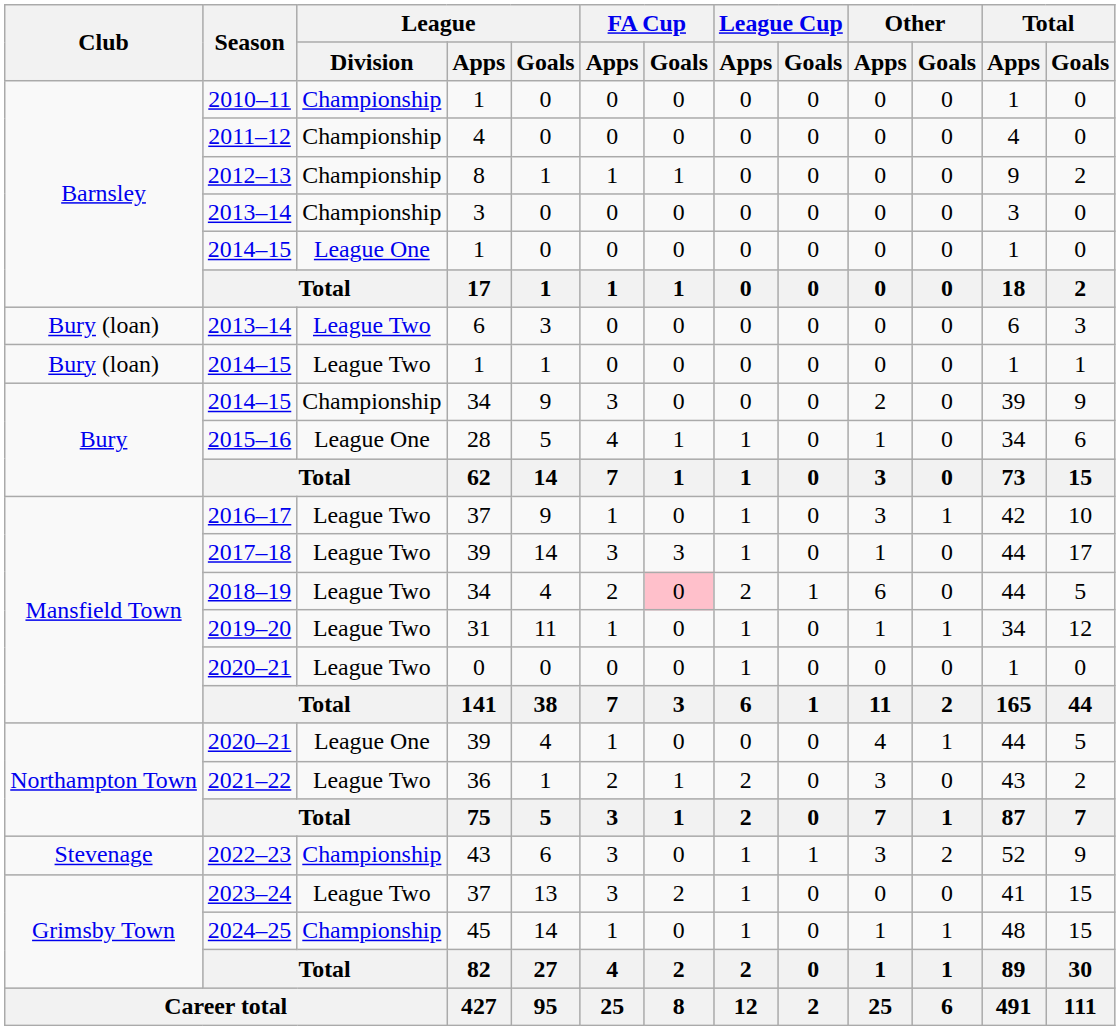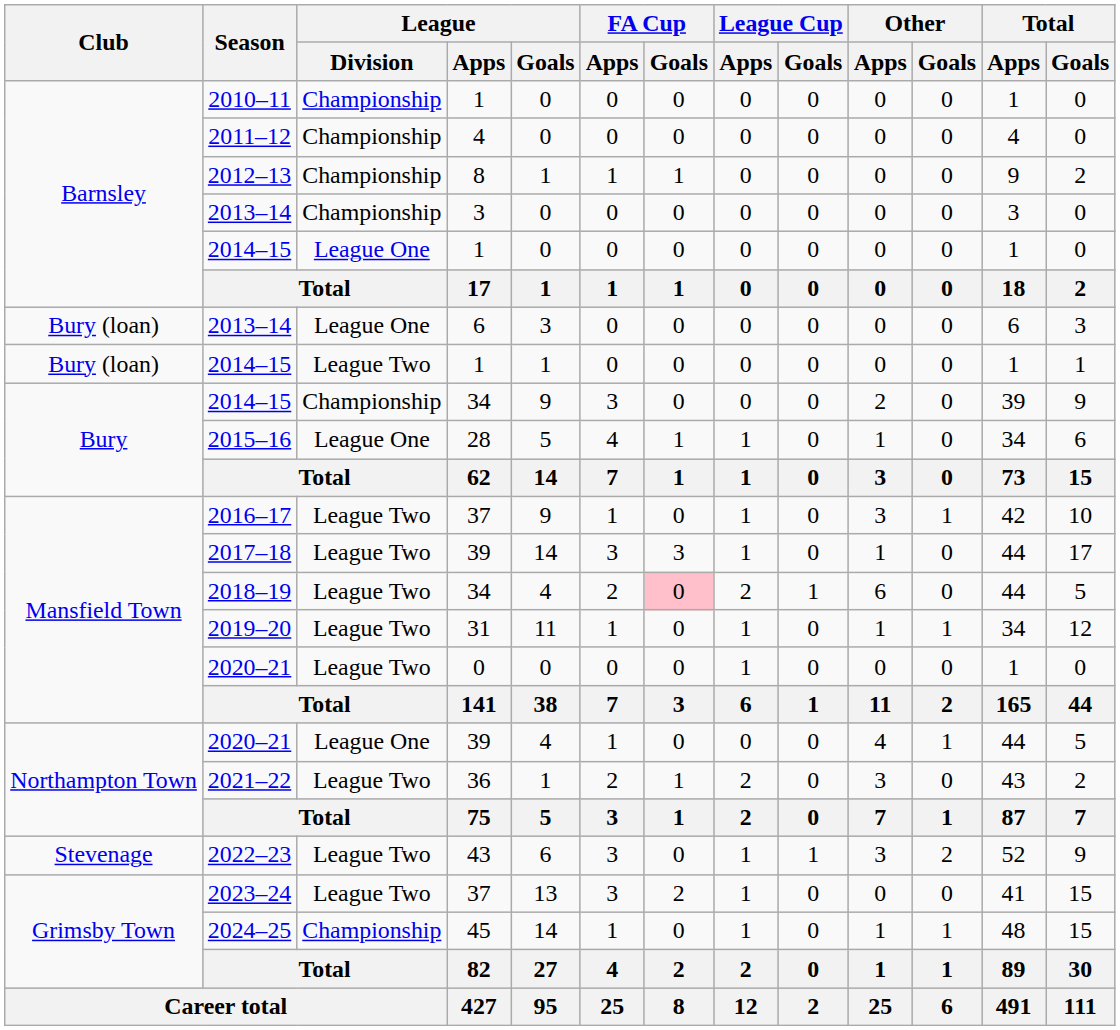(372, 325) League Two -> (372, 325) League One
(372, 855) Championship -> (372, 855) League Two
